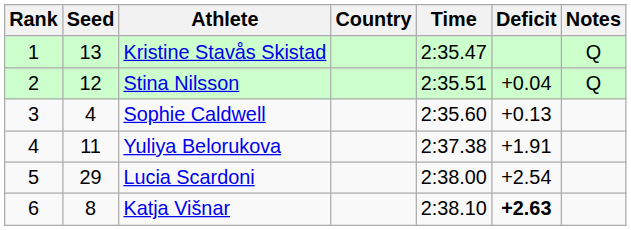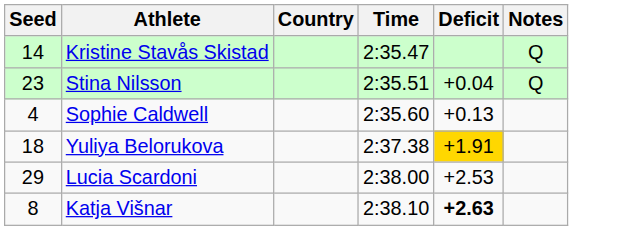- column: (33, 20)
(91, 51) 13 -> (33, 51) 14
(91, 83) 12 -> (33, 83) 23
(91, 146) 11 -> (33, 146) 18
(526, 146) no background -> (469, 146) gold background
(526, 177) +2.54 -> (469, 177) +2.53
